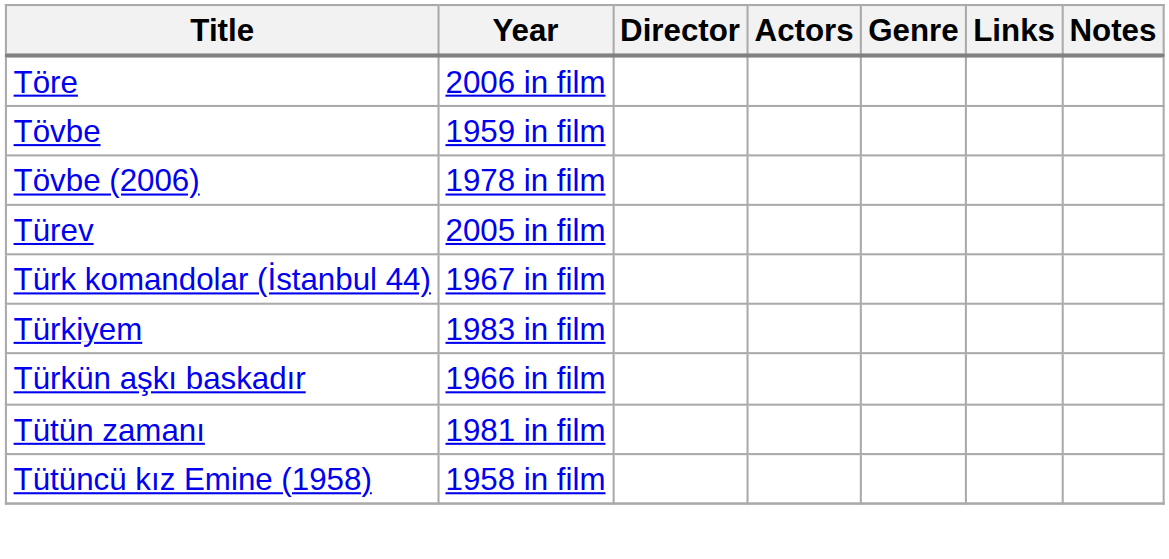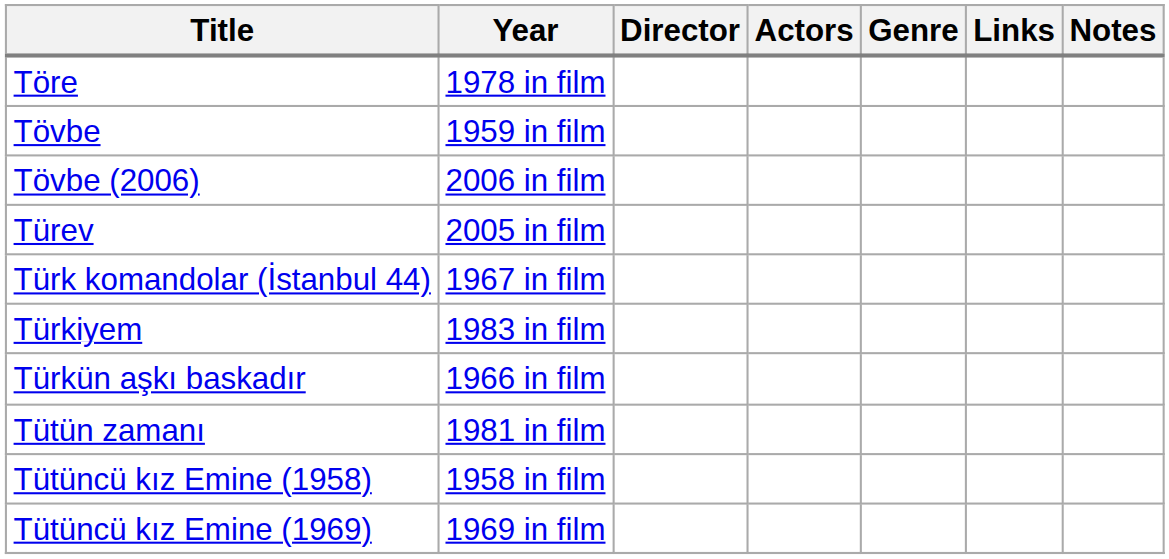(525, 81) 2006 in film -> (525, 81) 1978 in film
(525, 181) 1978 in film -> (525, 181) 2006 in film
+ row: (193, 528)
